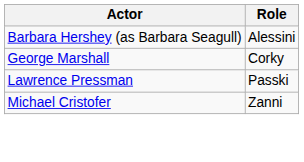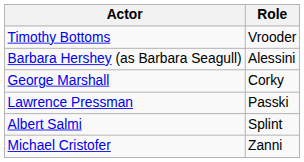+ row: (59, 37)
+ row: (45, 124)
